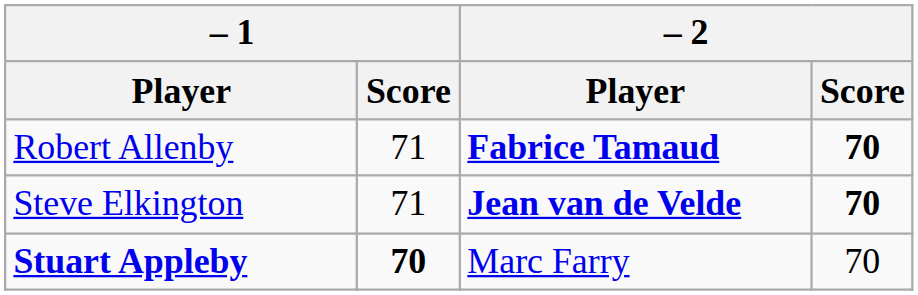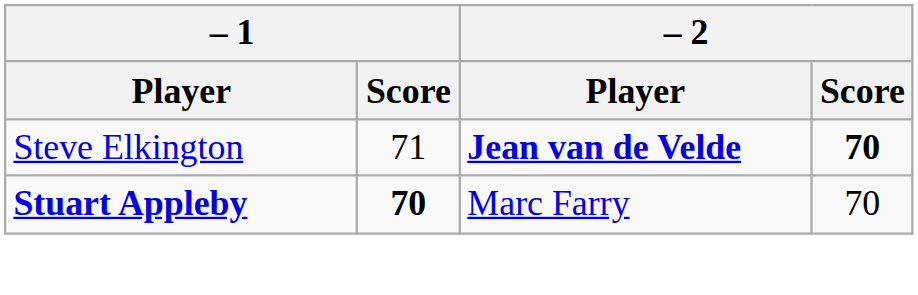- row: (123, 146)
